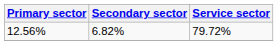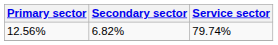(212, 31) 79.72% -> (212, 31) 79.74%
